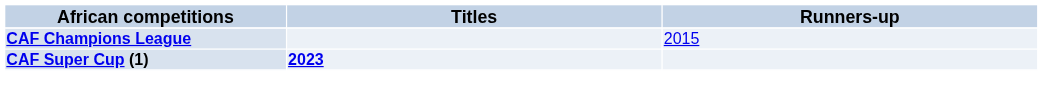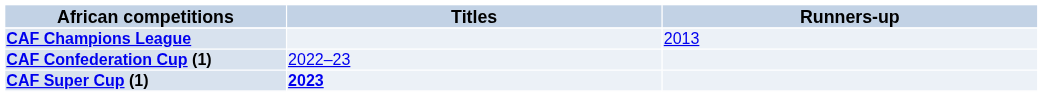(682, 39) 2015 -> (682, 39) 2013
+ row: (109, 60)
